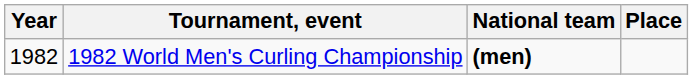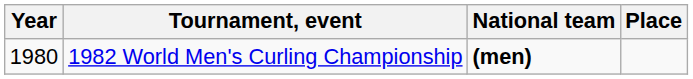(34, 56) 1982 -> (34, 56) 1980
